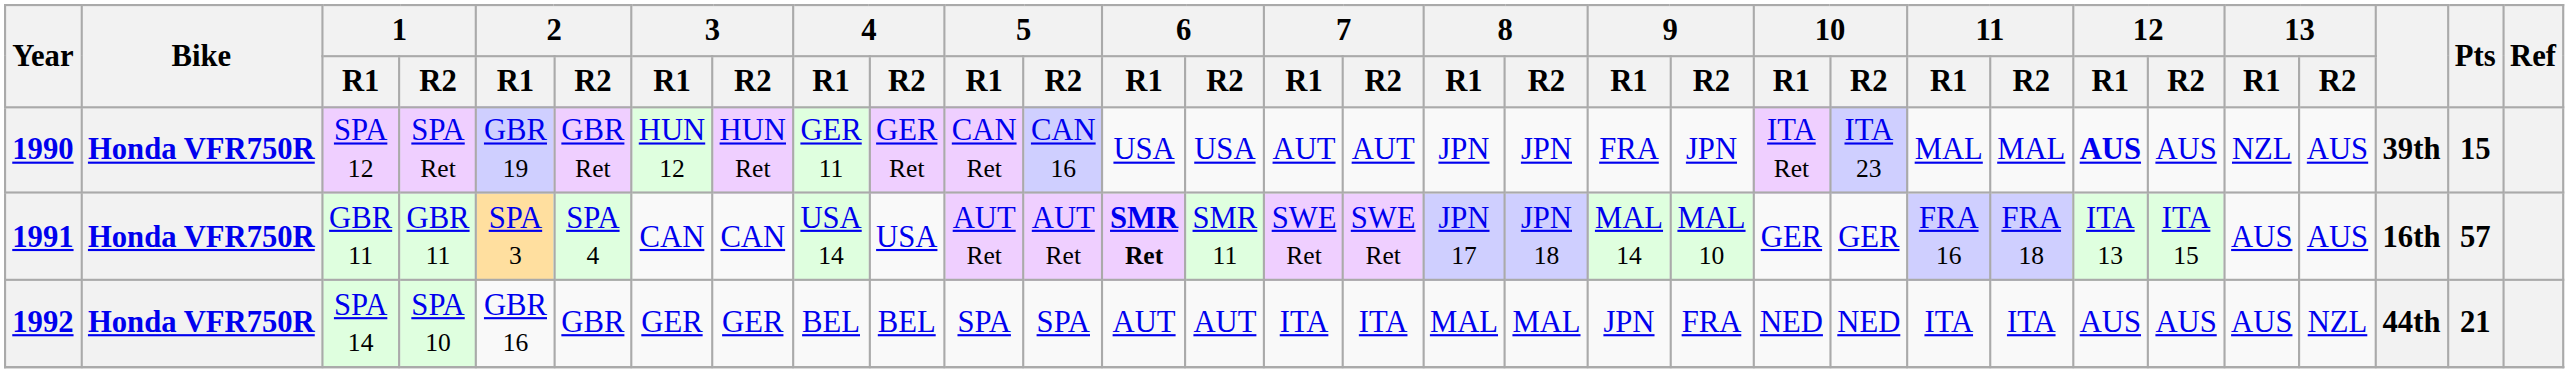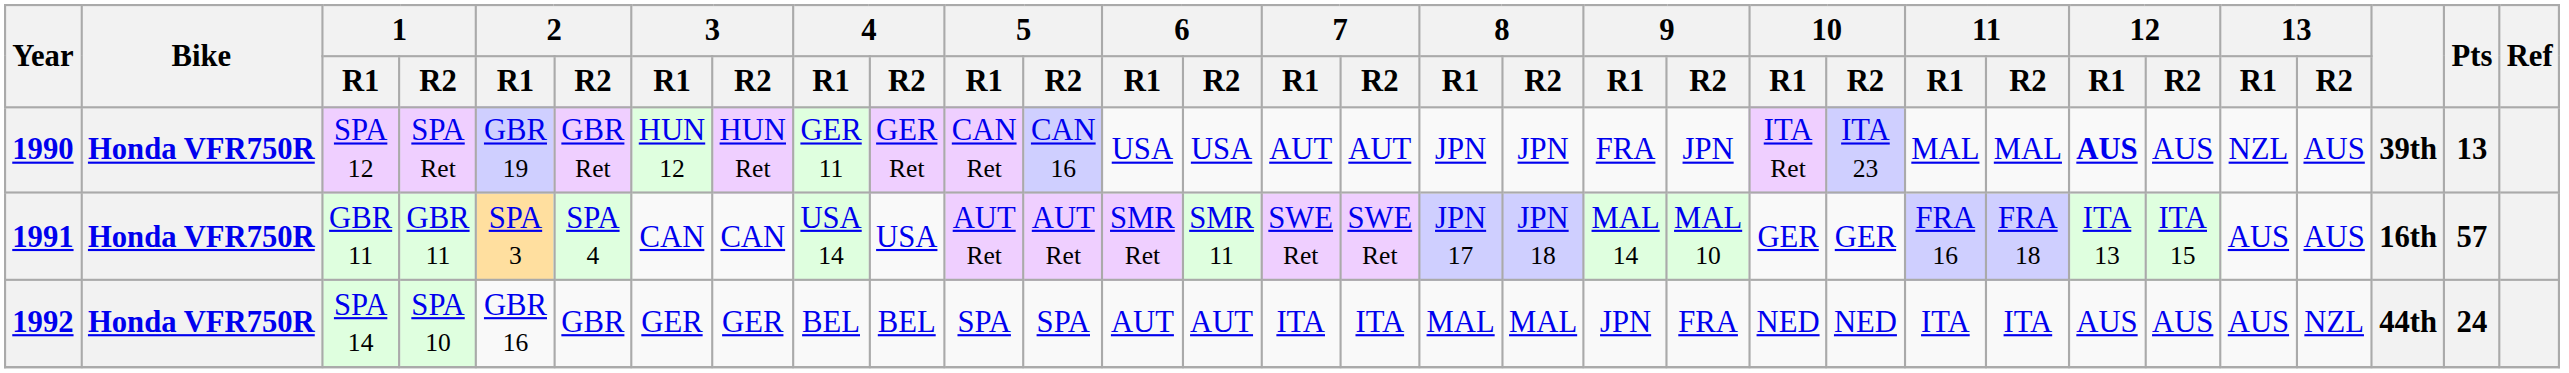(2475, 149) 15 -> (2472, 149) 13
(1144, 236) bold -> (1142, 236) normal
(2475, 323) 21 -> (2472, 323) 24
